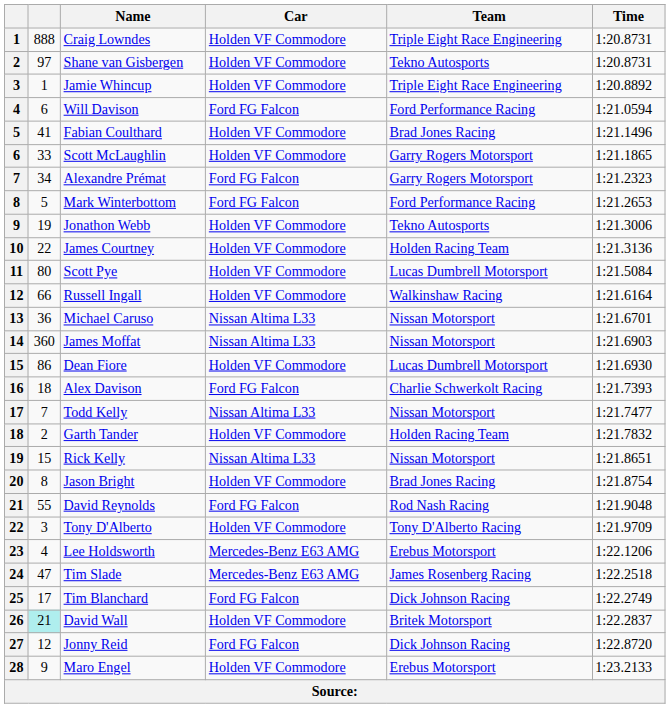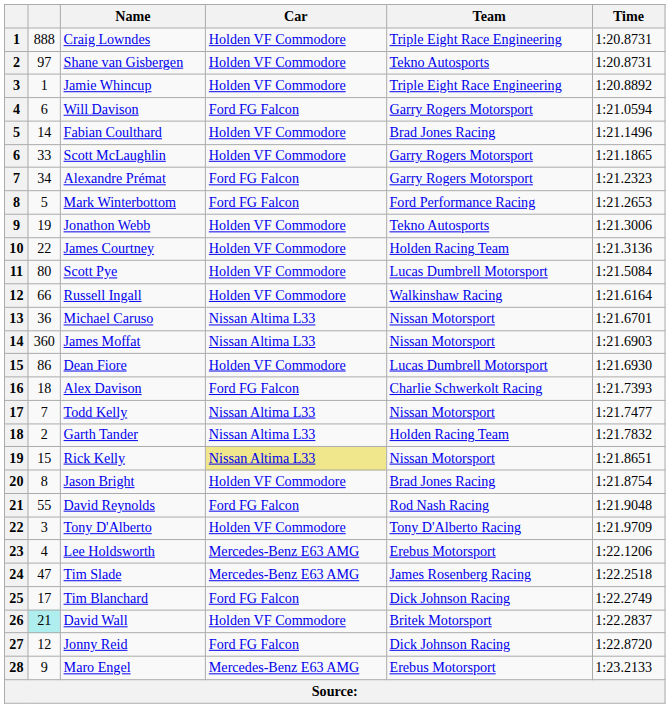(462, 109) Ford Performance Racing -> (461, 109) Garry Rogers Motorsport
(44, 132) 41 -> (44, 132) 14
(277, 435) Holden VF Commodore -> (262, 435) Nissan Altima L33
(262, 458) no background -> (262, 458) khaki background
(277, 668) Holden VF Commodore -> (284, 668) Mercedes-Benz E63 AMG
